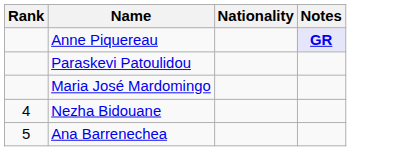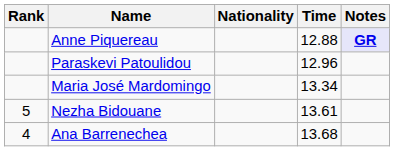+ column: (319, 16)
(26, 110) 4 -> (26, 110) 5
(26, 134) 5 -> (26, 134) 4
